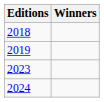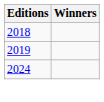- row: (19, 69)
